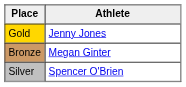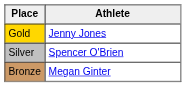rows swapped: (21, 72) <-> (25, 52)
